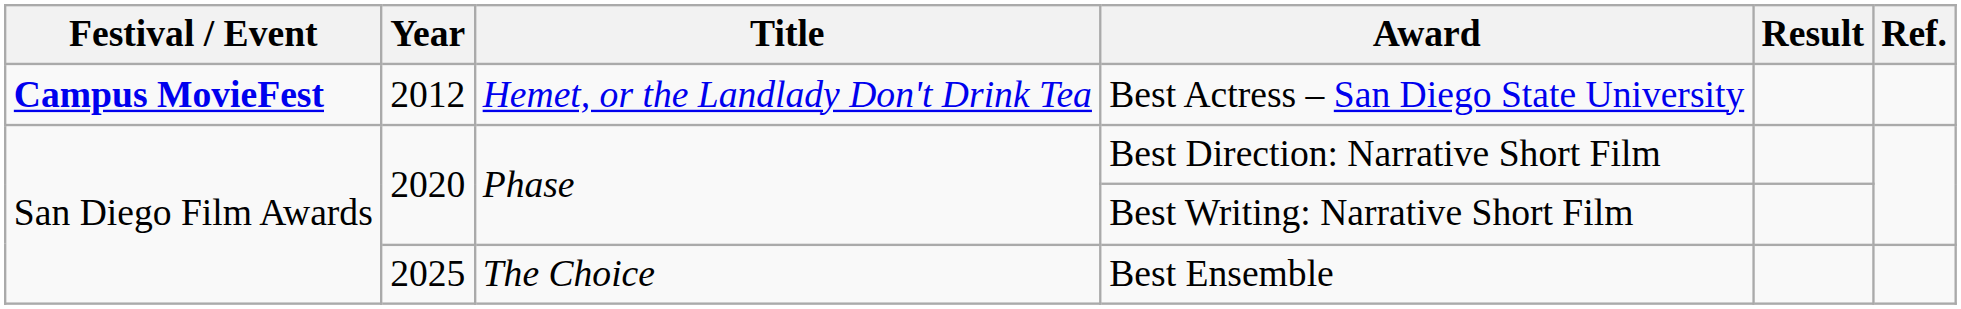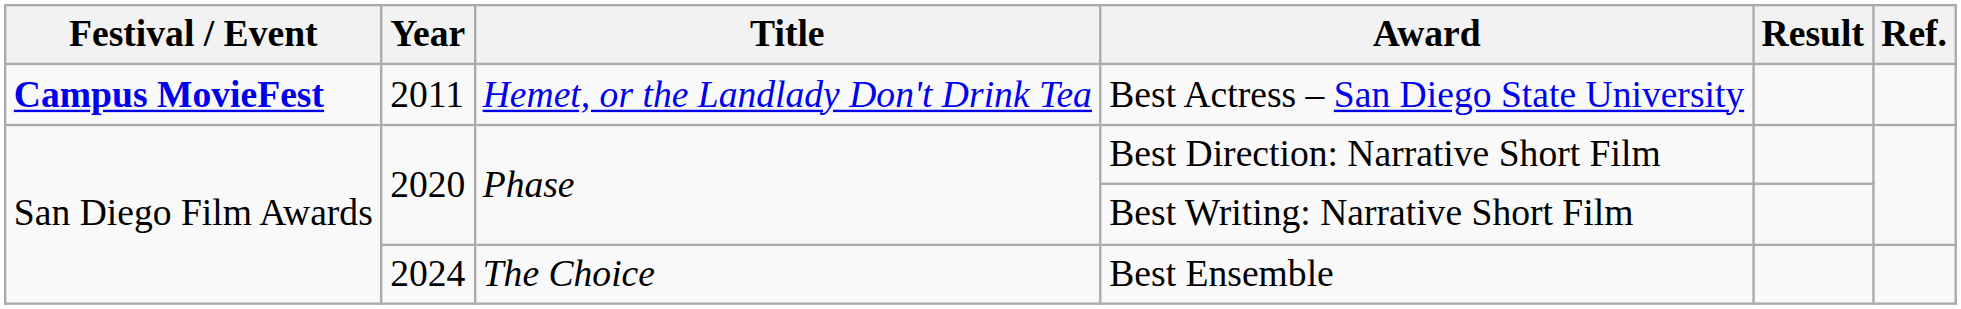(428, 93) 2012 -> (427, 93) 2011
(428, 272) 2025 -> (428, 272) 2024
